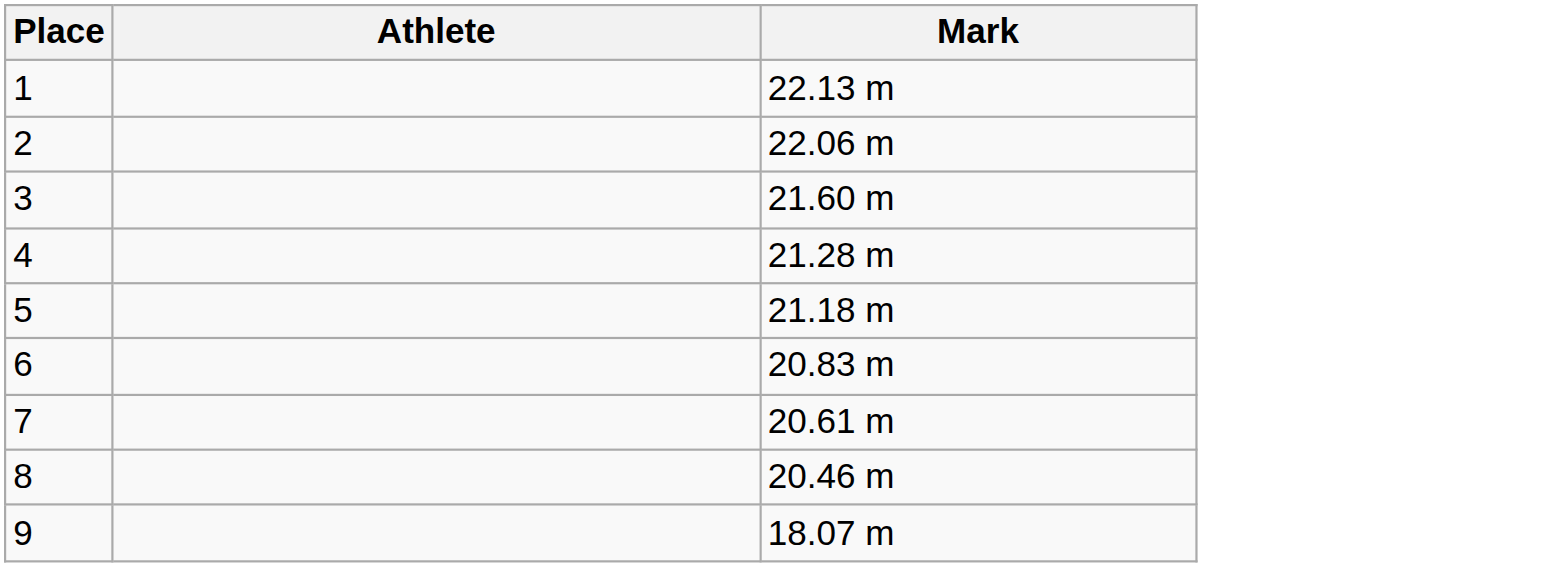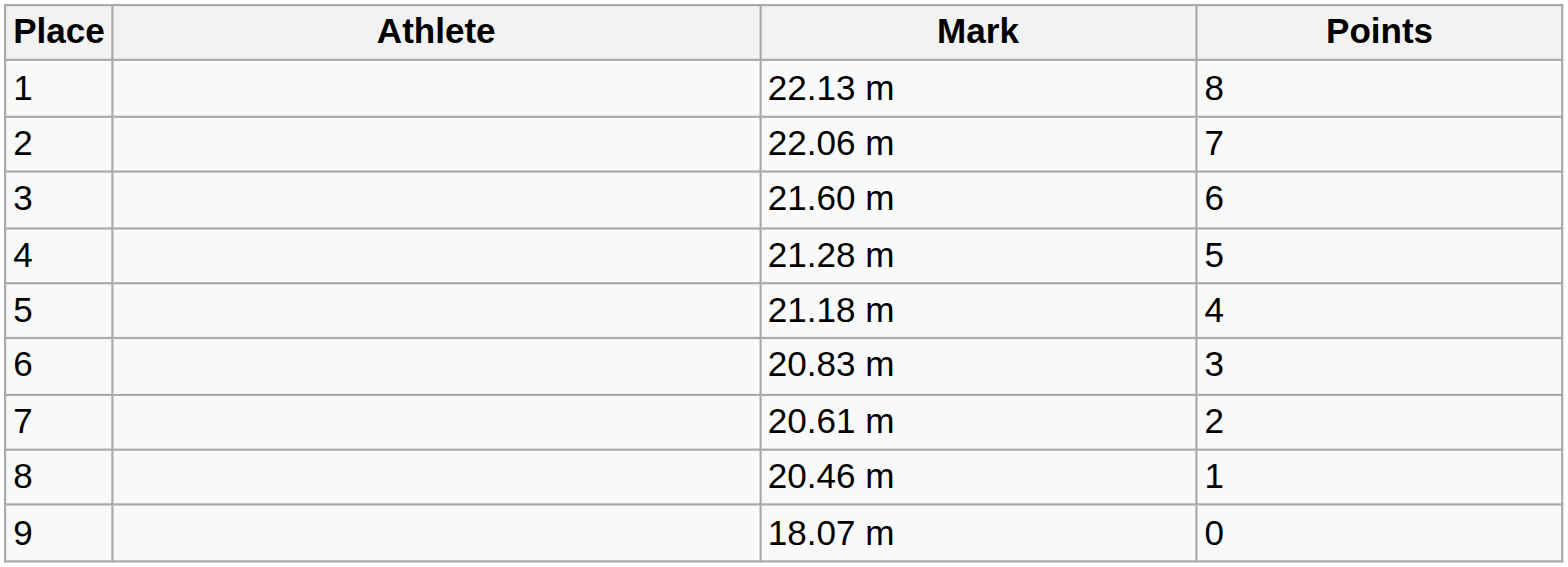+ column: (1380, 32)
